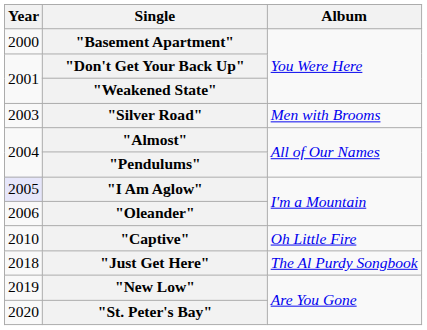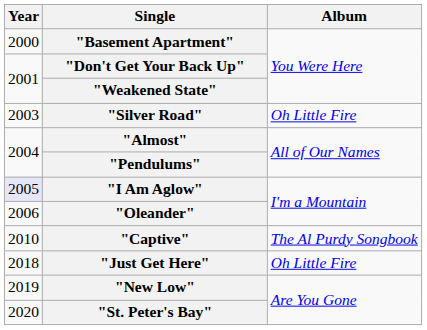(326, 115) Men with Brooms -> (314, 115) Oh Little Fire
(314, 238) Oh Little Fire -> (344, 238) The Al Purdy Songbook
(344, 262) The Al Purdy Songbook -> (314, 262) Oh Little Fire
